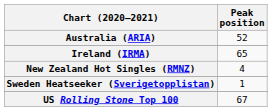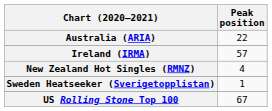(242, 38) 52 -> (242, 38) 22
(242, 53) 65 -> (242, 53) 57
